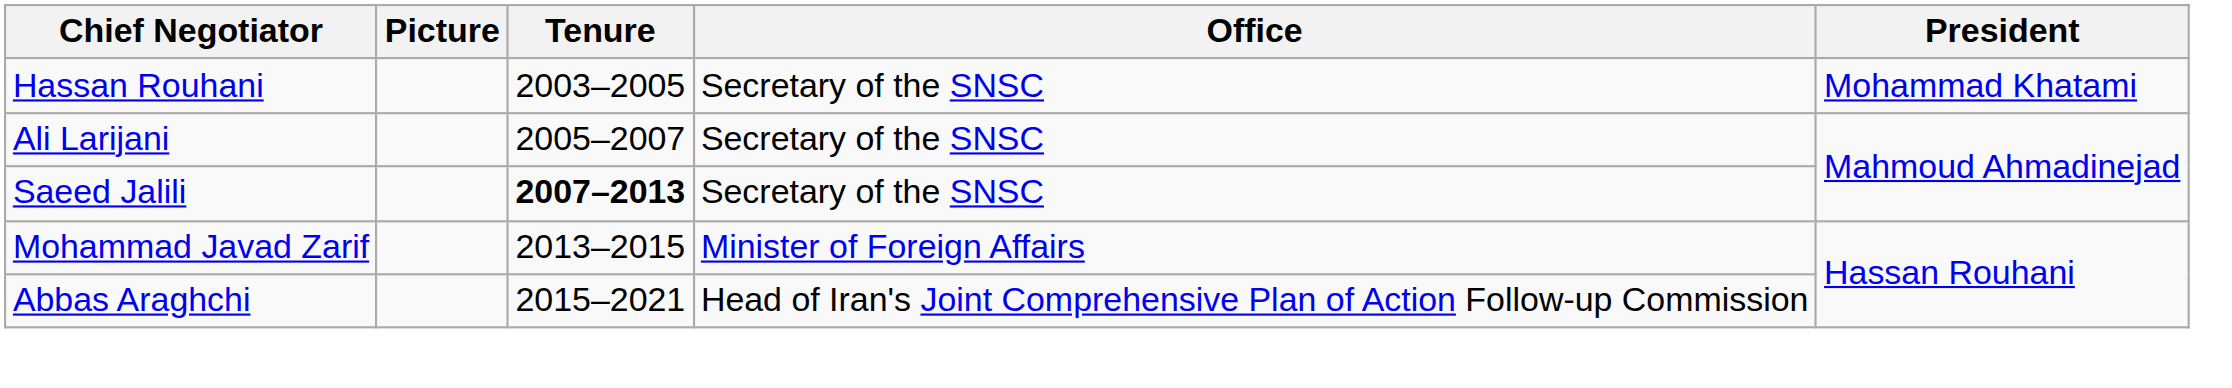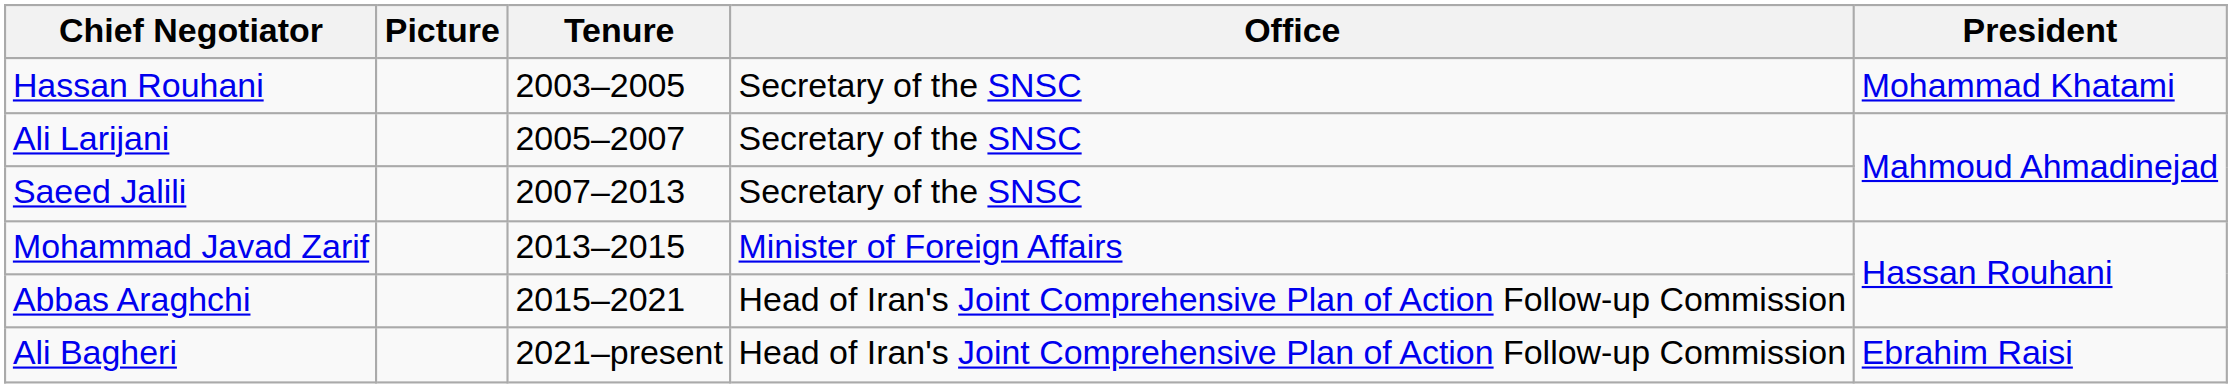(600, 192) bold -> (600, 192) normal
+ row: (95, 354)
